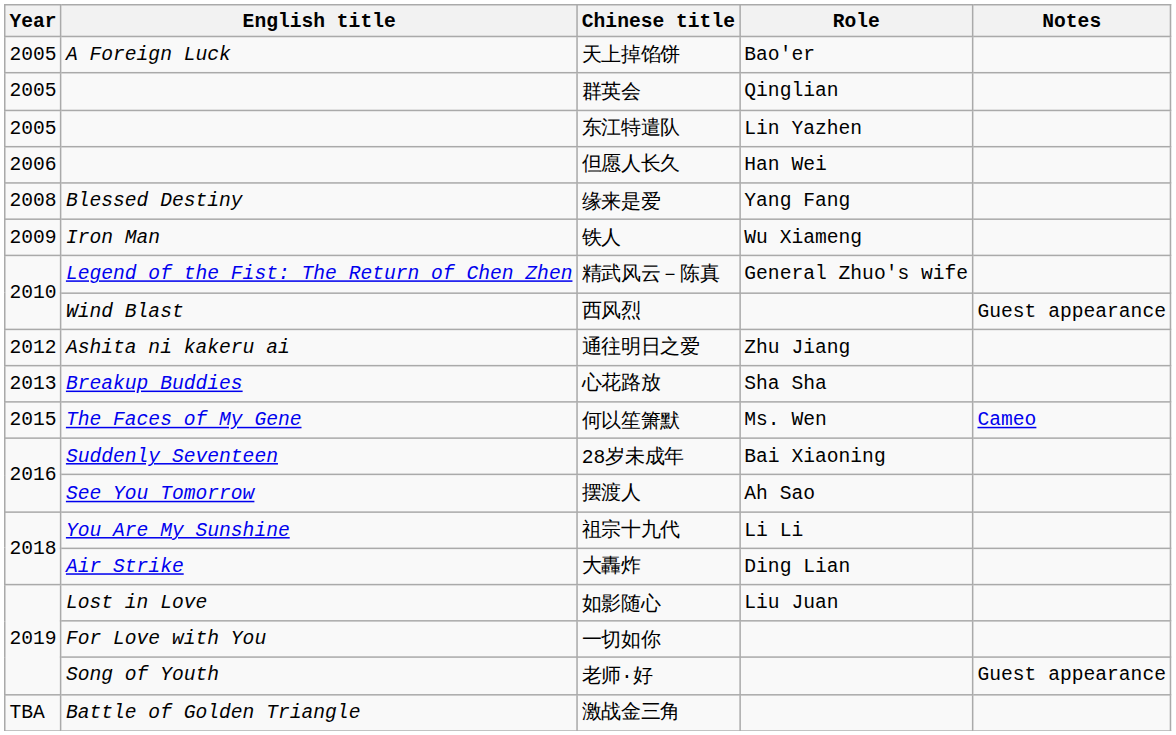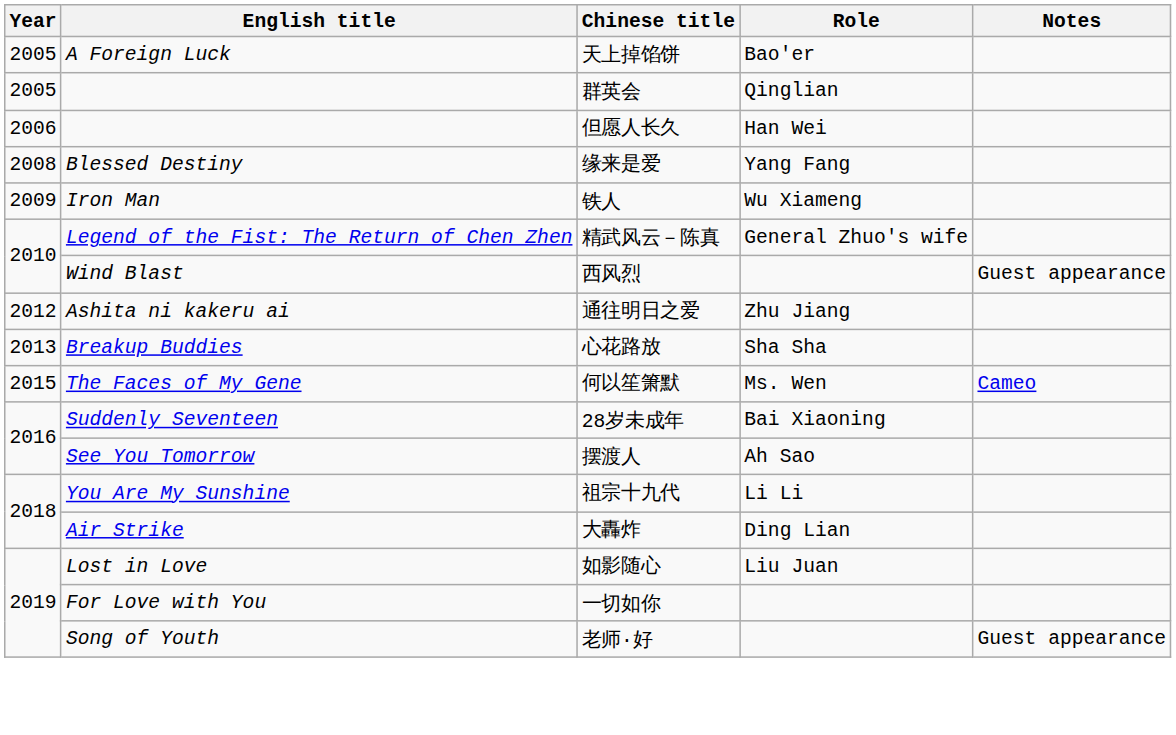- row: (631, 129)
- row: (631, 713)
